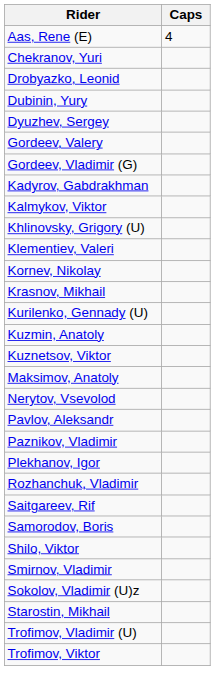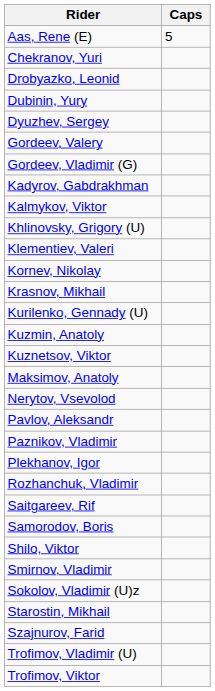(169, 36) 4 -> (169, 36) 5
+ row: (56, 633)
